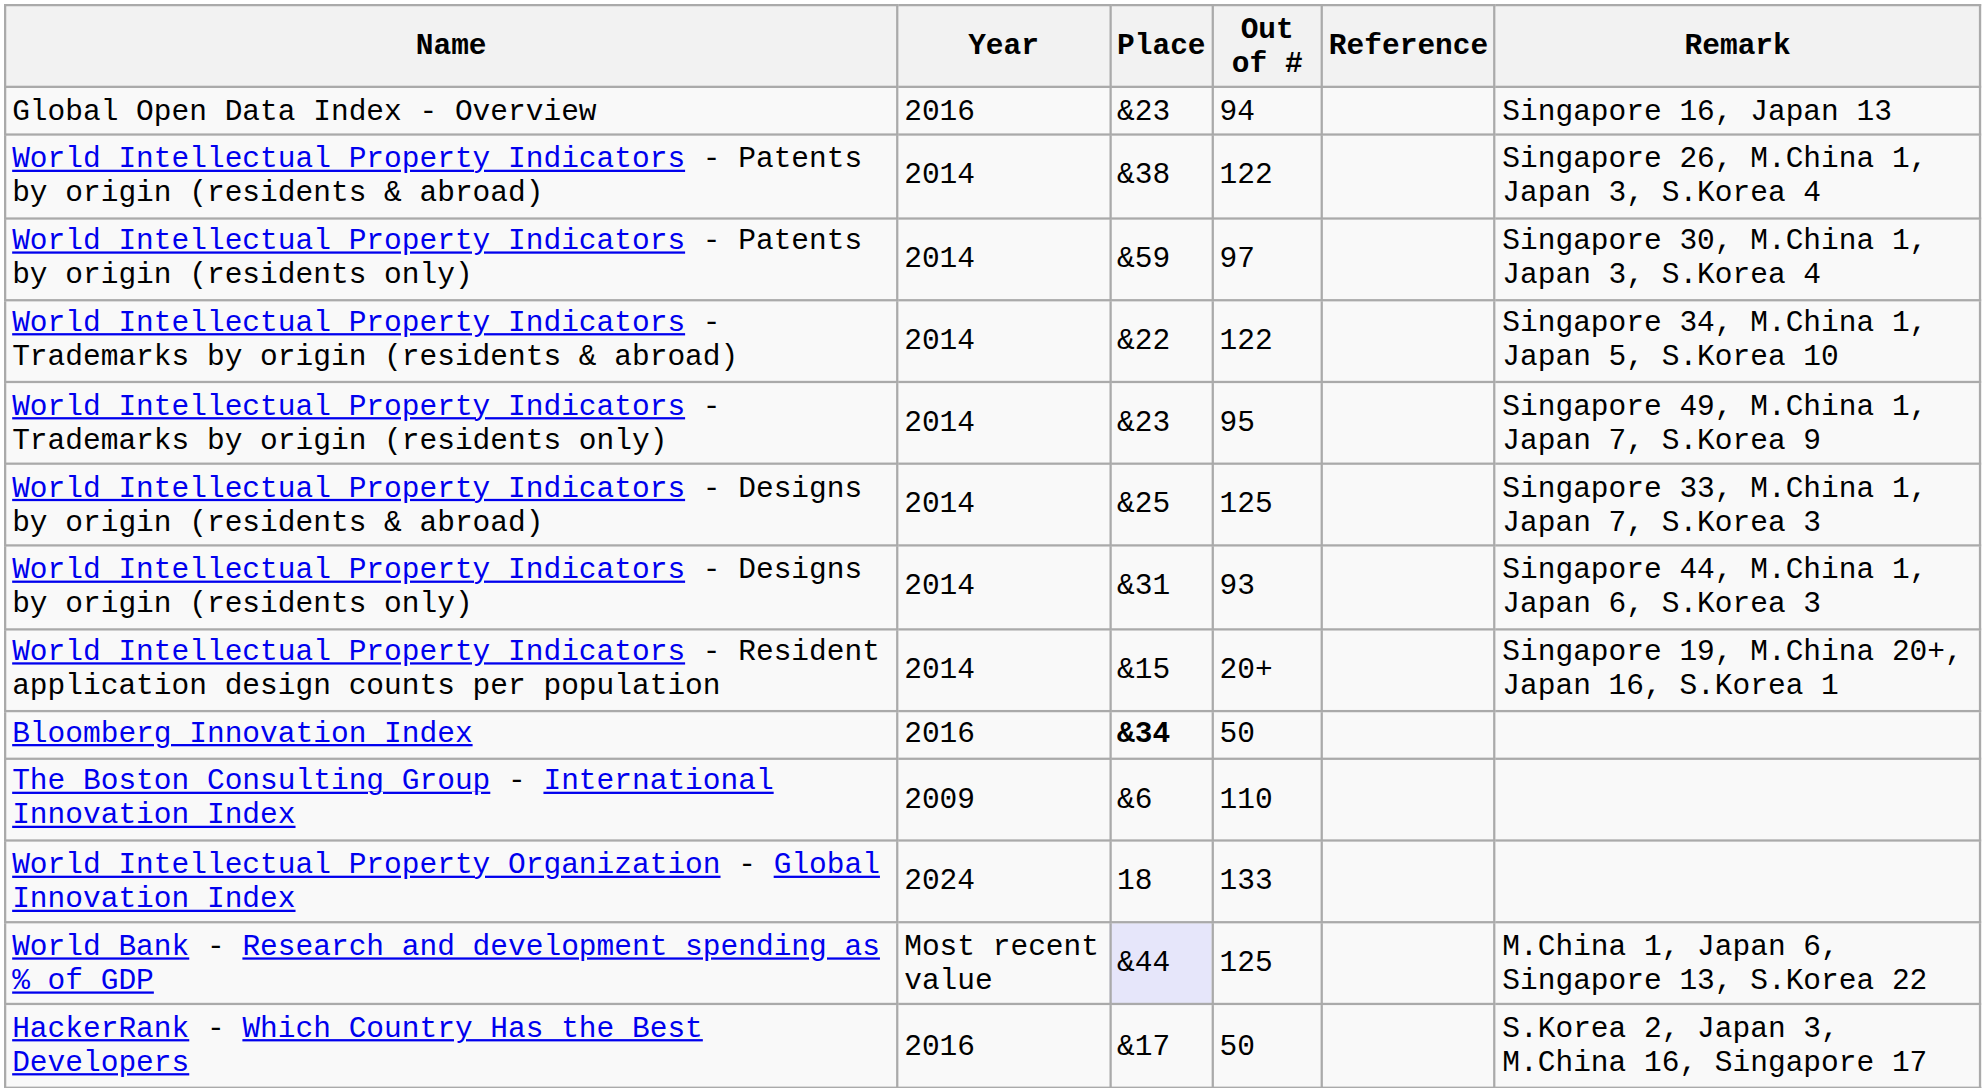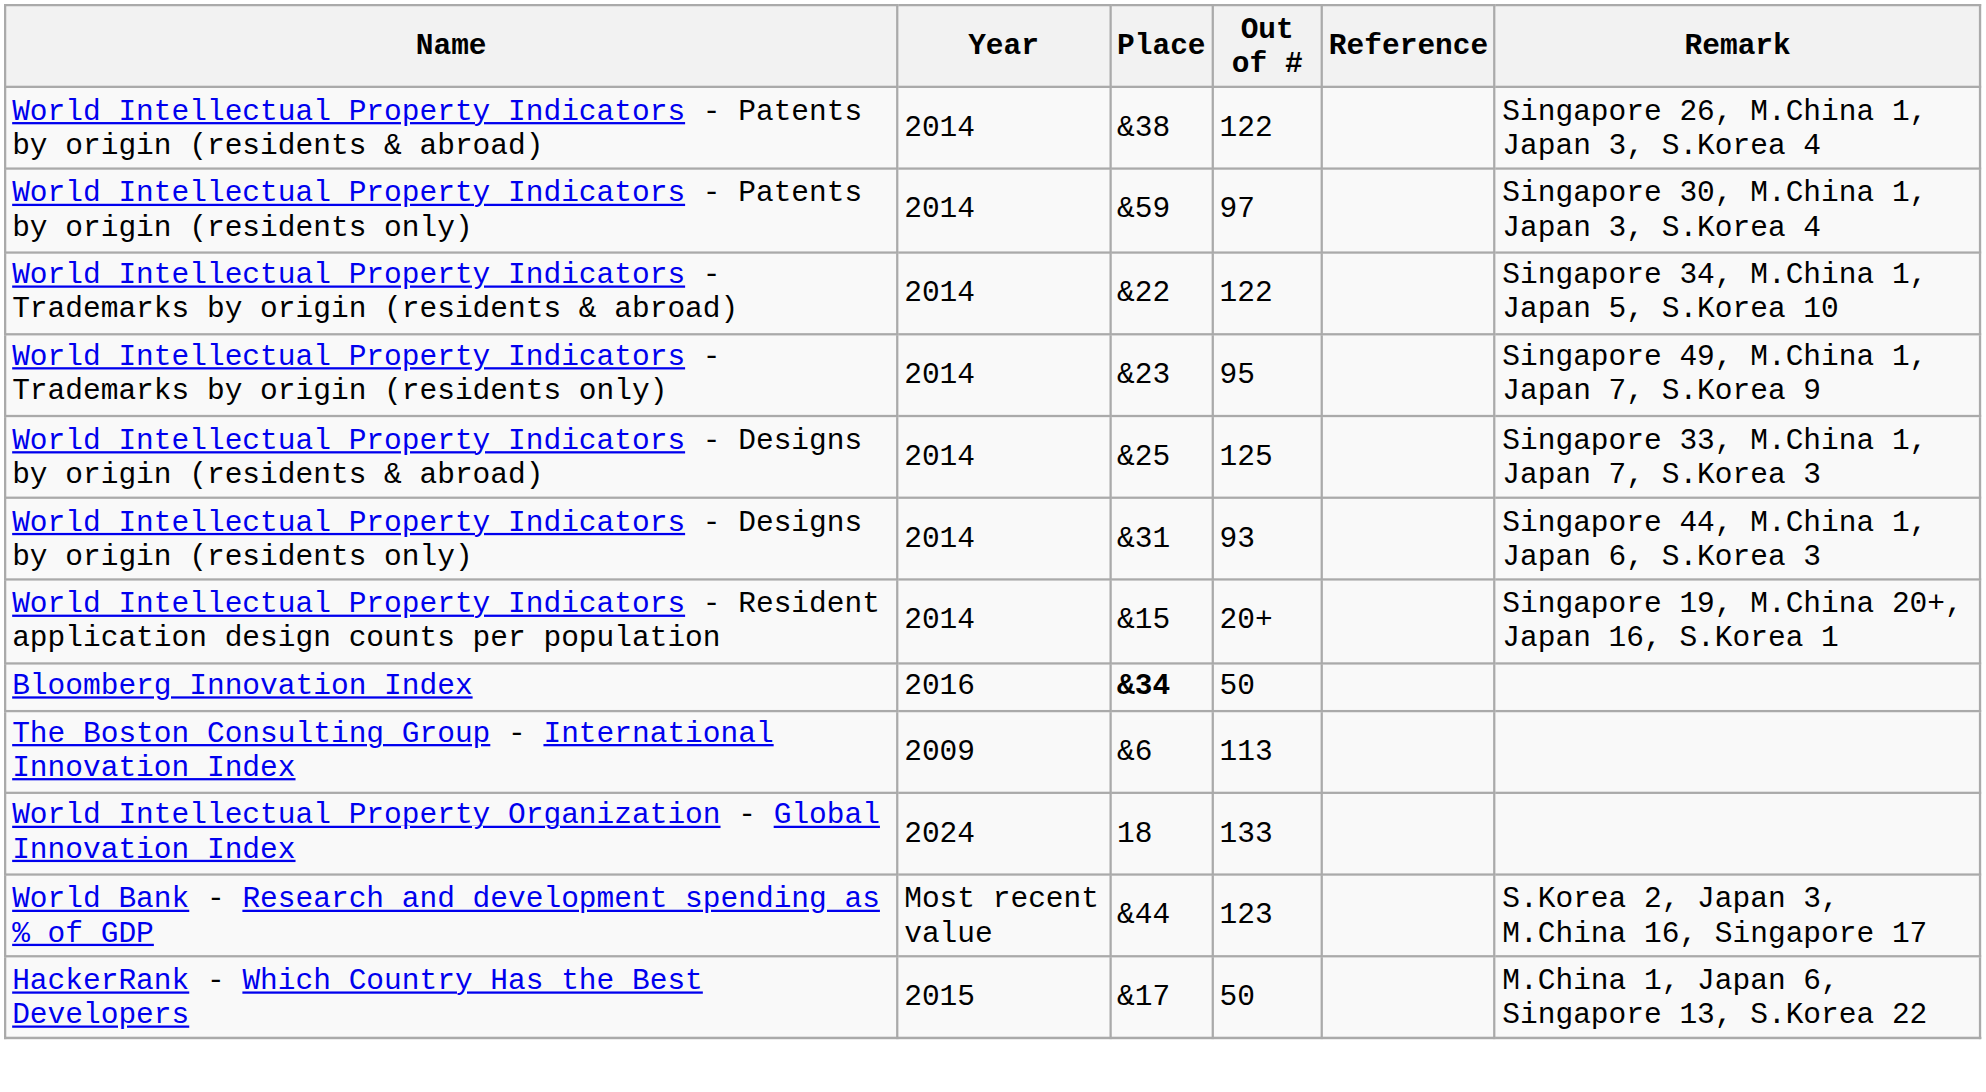- row: (304, 111)
(1246, 800) 110 -> (1246, 751) 113
(1144, 964) lavender background -> (1144, 916) no background
(1246, 964) 125 -> (1246, 916) 123
(1715, 964) M.China 1, Japan 6, Singapore 13, S.Korea 22 -> (1715, 916) S.Korea 2, Japan 3, M.China 16, Singapore 17
(940, 1046) 2016 -> (940, 998) 2015
(1715, 1046) S.Korea 2, Japan 3, M.China 16, Singapore 17 -> (1715, 998) M.China 1, Japan 6, Singapore 13, S.Korea 22
